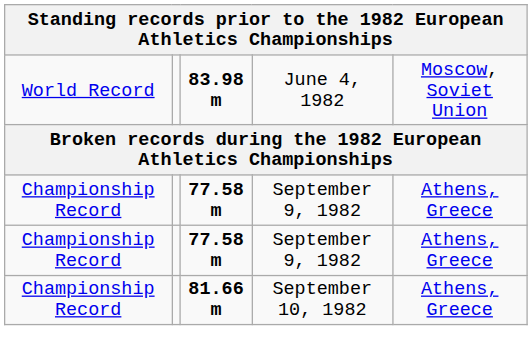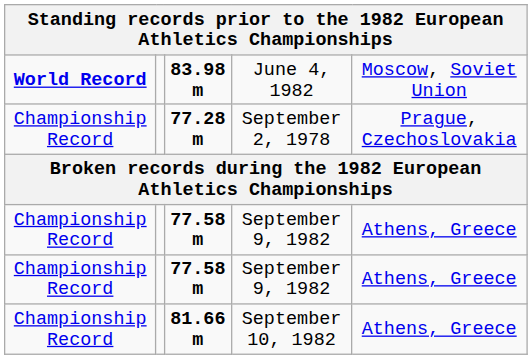(88, 90) normal -> (80, 80) bold
+ row: (198, 130)
